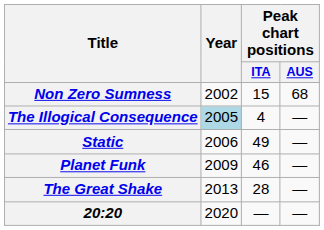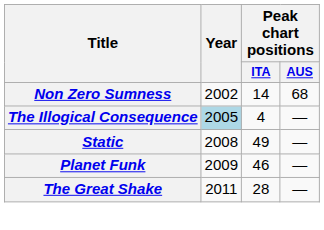(261, 94) 15 -> (261, 94) 14
(221, 141) 2006 -> (221, 141) 2008
(221, 189) 2013 -> (221, 189) 2011
- row: (103, 213)
